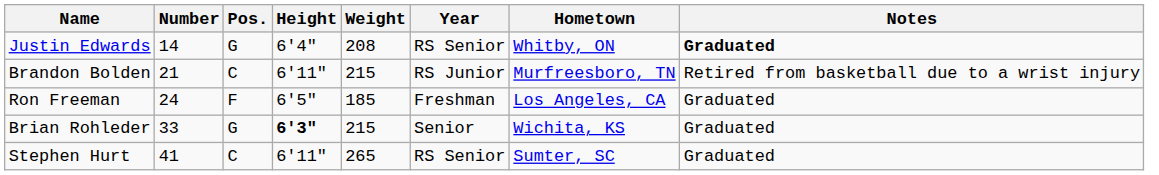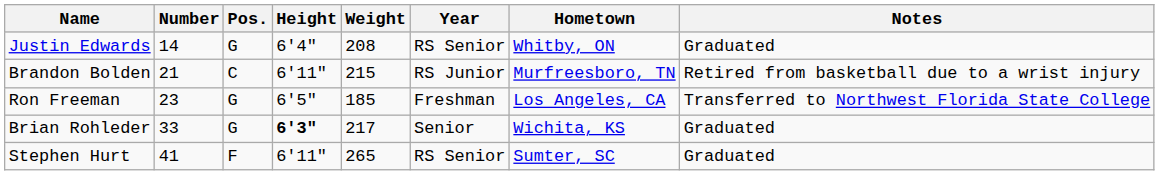(729, 46) bold -> (729, 46) normal
(169, 101) 24 -> (169, 101) 23
(233, 101) F -> (233, 101) G
(729, 101) Graduated -> (917, 101) Transferred to Northwest Florida State College
(360, 129) 215 -> (360, 129) 217
(233, 156) C -> (233, 156) F
